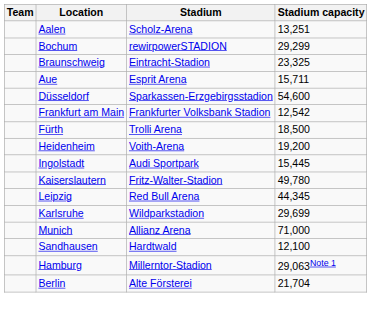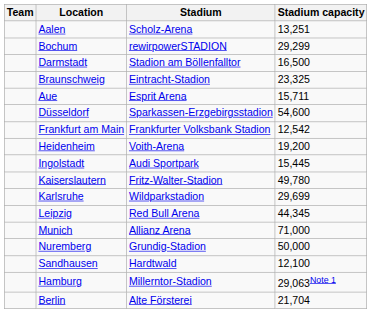+ row: (63, 63)
- row: (51, 130)
rows swapped: (61, 213) <-> (55, 197)
+ row: (65, 247)
